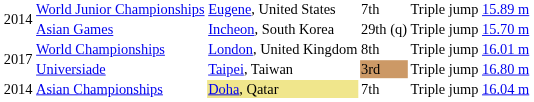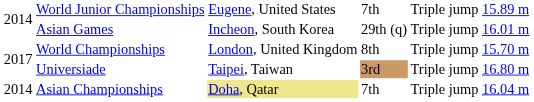(506, 29) 15.70 m -> (506, 29) 16.01 m
(506, 49) 16.01 m -> (506, 49) 15.70 m
